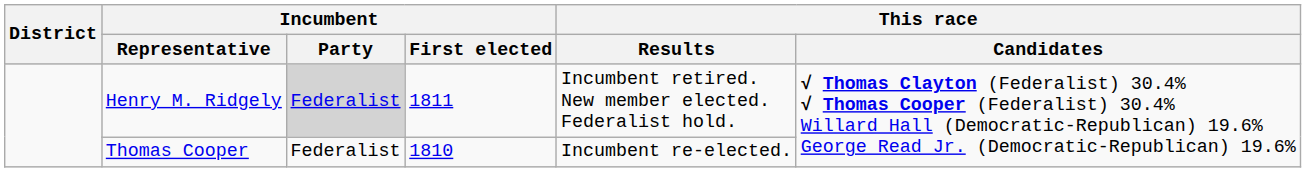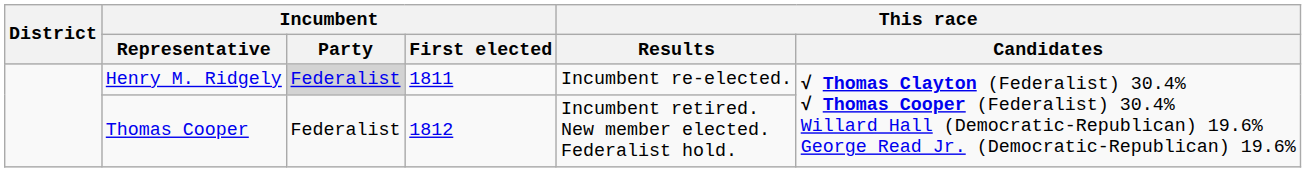(665, 101) Incumbent retired. New member elected. Federalist hold. -> (676, 79) Incumbent re-elected.
(431, 152) 1810 -> (431, 130) 1812
(676, 152) Incumbent re-elected. -> (665, 130) Incumbent retired. New member elected. Federalist hold.
